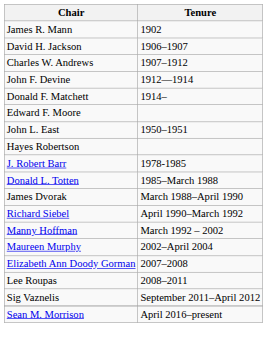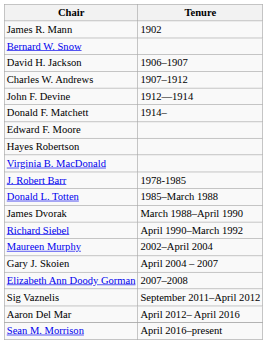+ row: (44, 46)
- row: (33, 130)
+ row: (56, 163)
- row: (42, 230)
+ row: (38, 264)
- row: (32, 280)
+ row: (39, 314)
